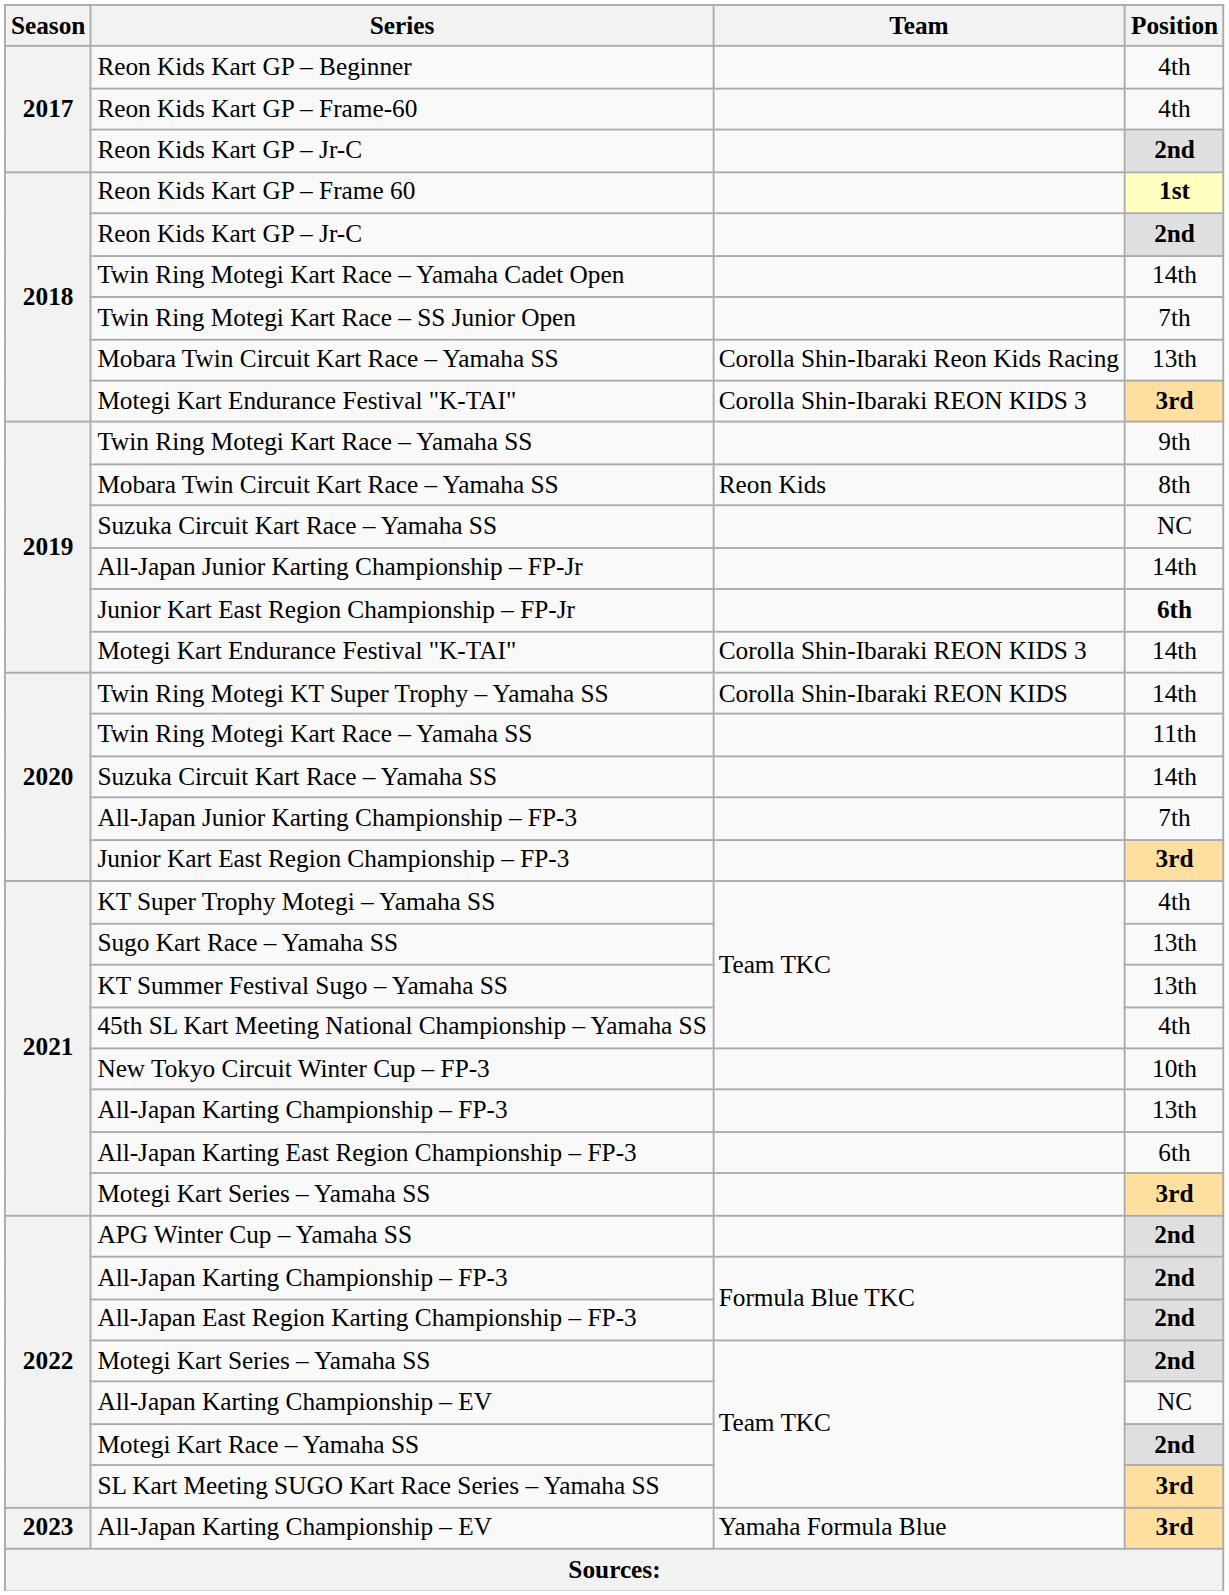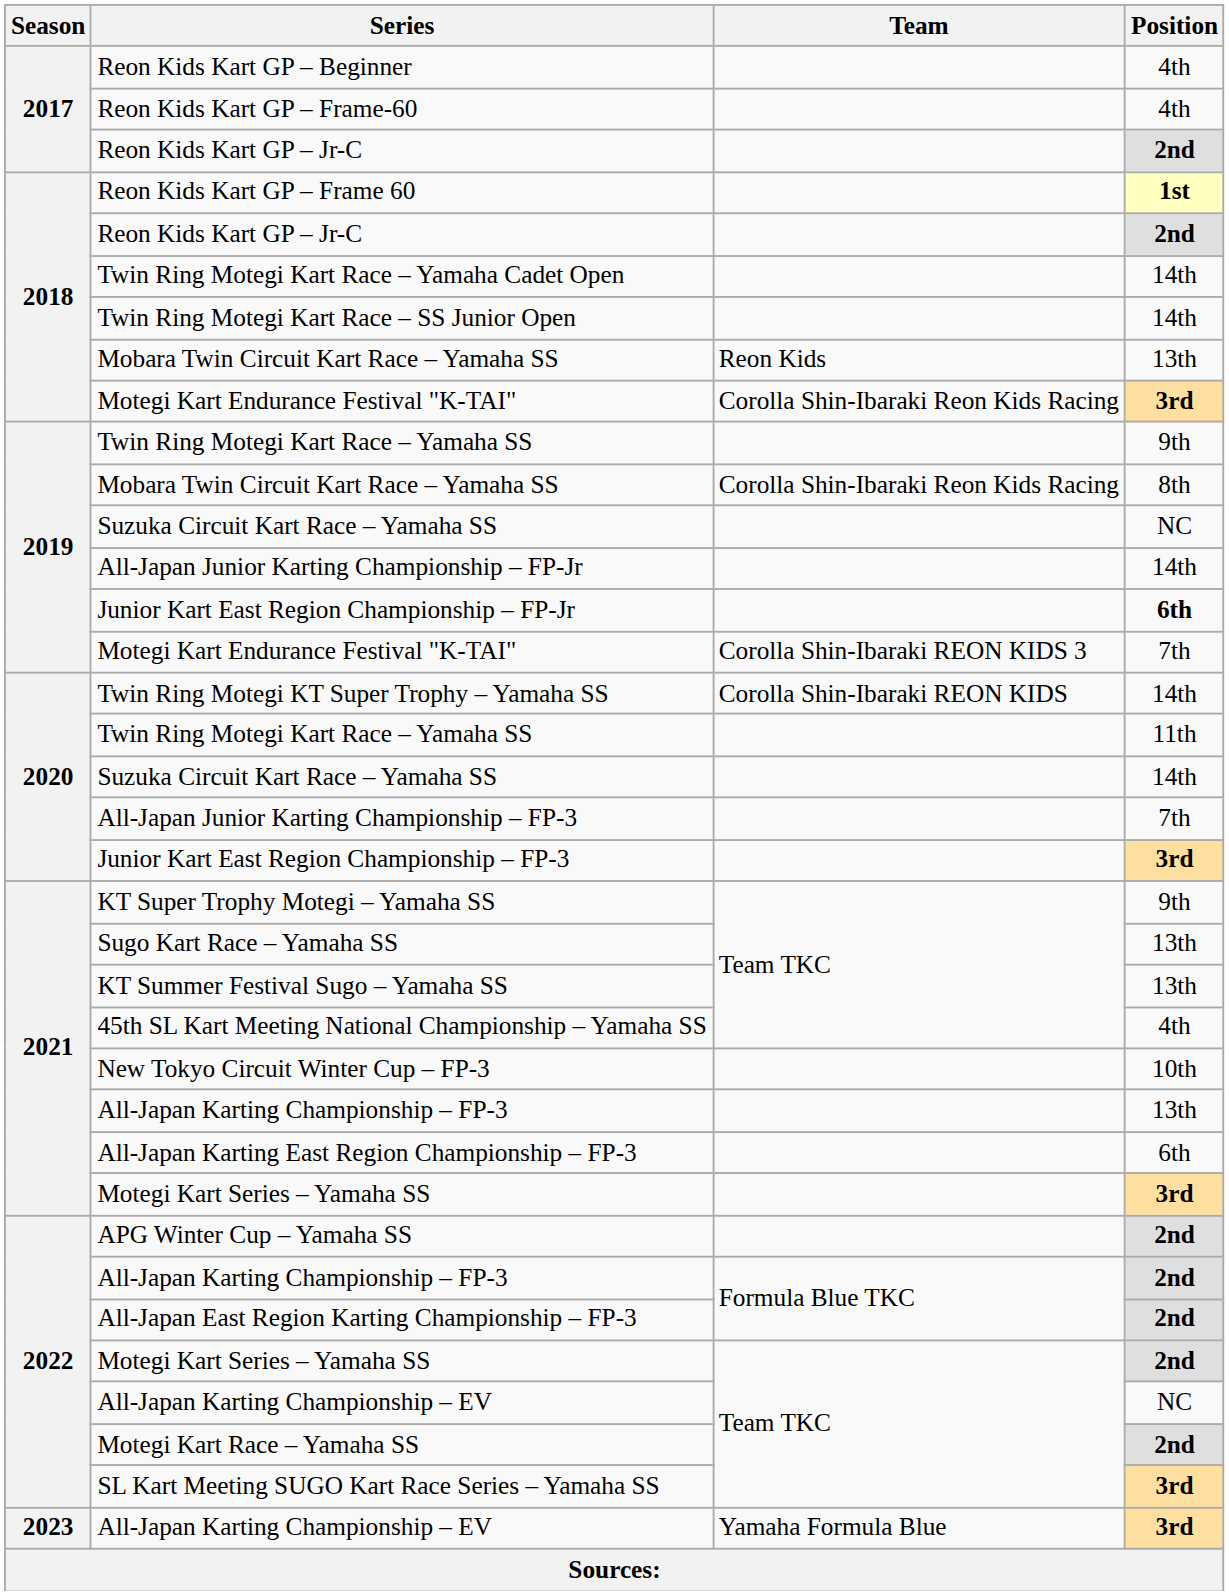(1175, 317) 7th -> (1175, 317) 14th
(919, 358) Corolla Shin-Ibaraki Reon Kids Racing -> (772, 358) Reon Kids
(903, 400) Corolla Shin-Ibaraki REON KIDS 3 -> (919, 400) Corolla Shin-Ibaraki Reon Kids Racing
(772, 484) Reon Kids -> (919, 484) Corolla Shin-Ibaraki Reon Kids Racing
(1175, 650) 14th -> (1175, 650) 7th
(1175, 901) 4th -> (1175, 901) 9th
